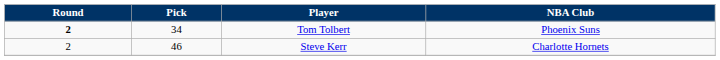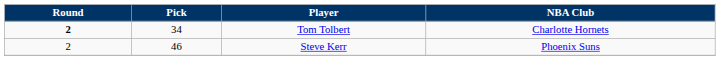(571, 30) Phoenix Suns -> (571, 30) Charlotte Hornets
(571, 47) Charlotte Hornets -> (571, 47) Phoenix Suns
